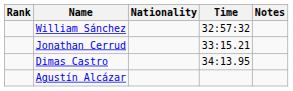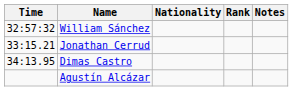columns swapped: (19, 13) <-> (226, 13)
